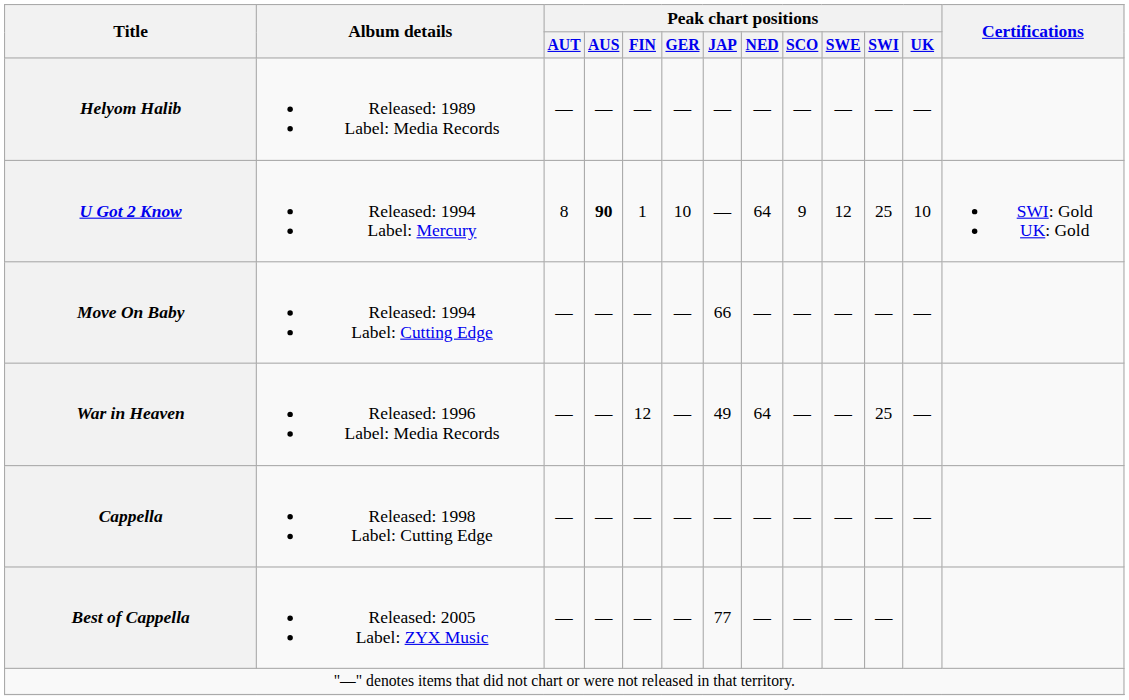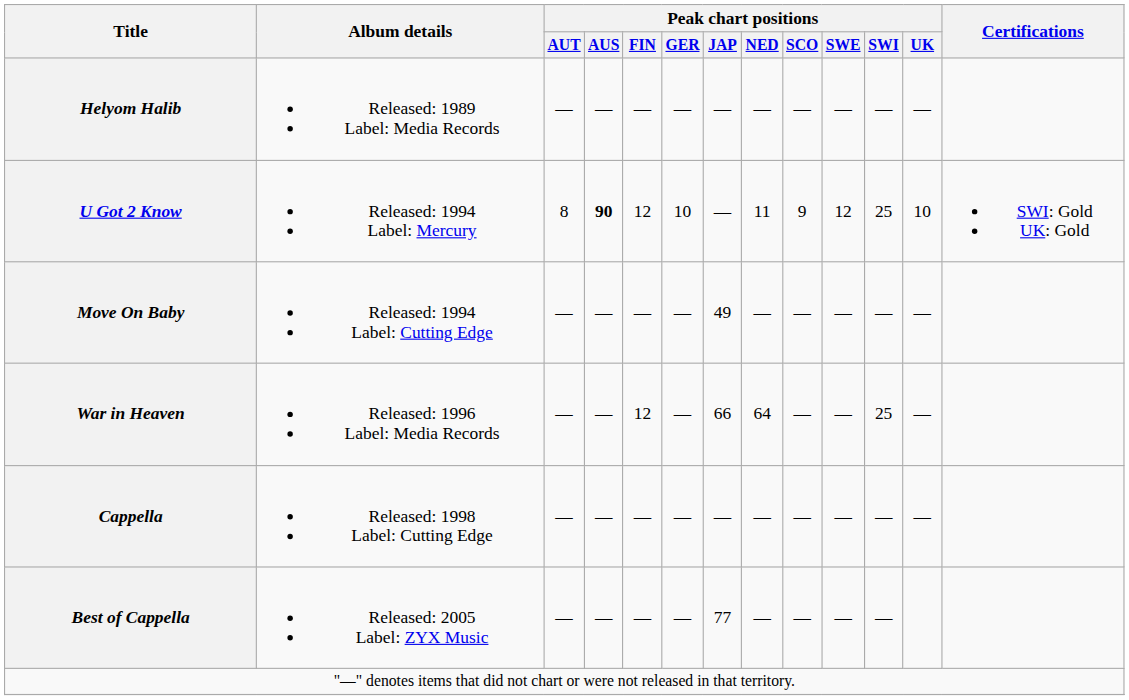(642, 210) 1 -> (642, 210) 12
(762, 210) 64 -> (762, 210) 11
(723, 312) 66 -> (723, 312) 49
(723, 414) 49 -> (723, 414) 66
